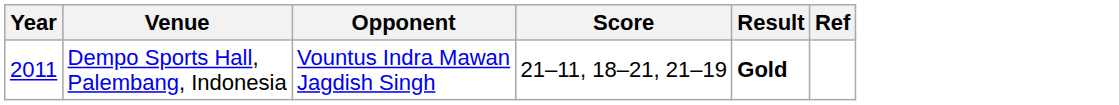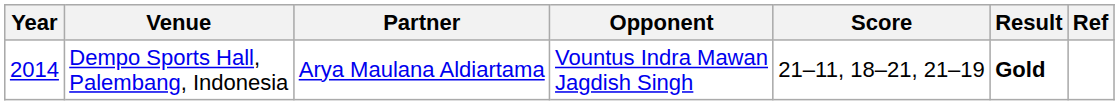+ column: (422, 23)
(34, 70) 2011 -> (34, 70) 2014
